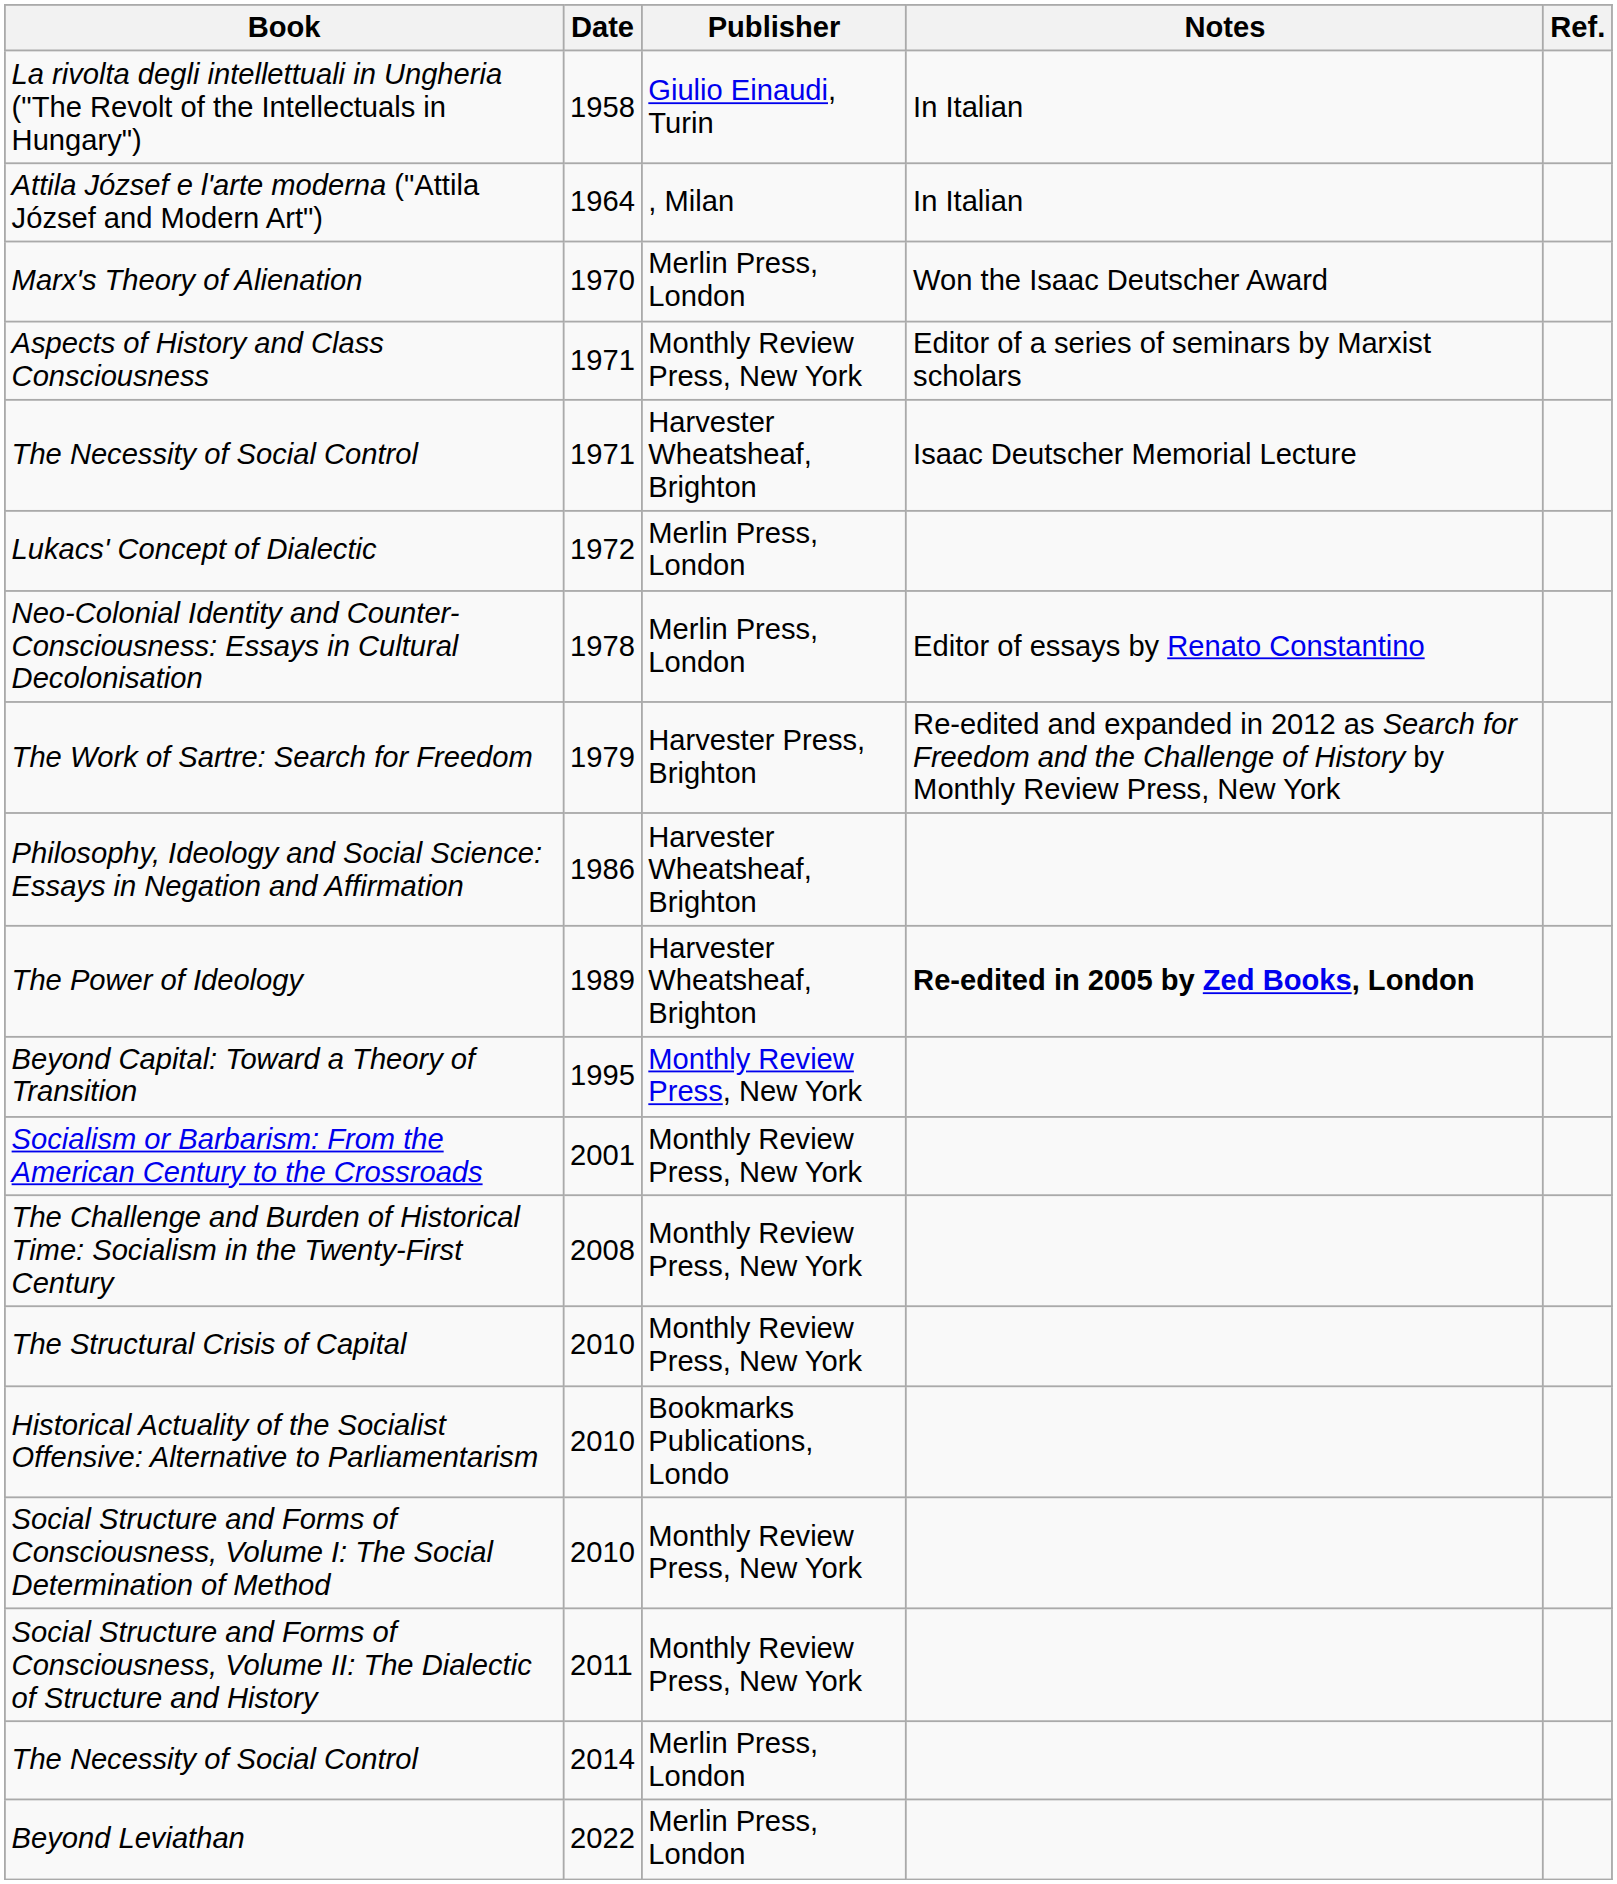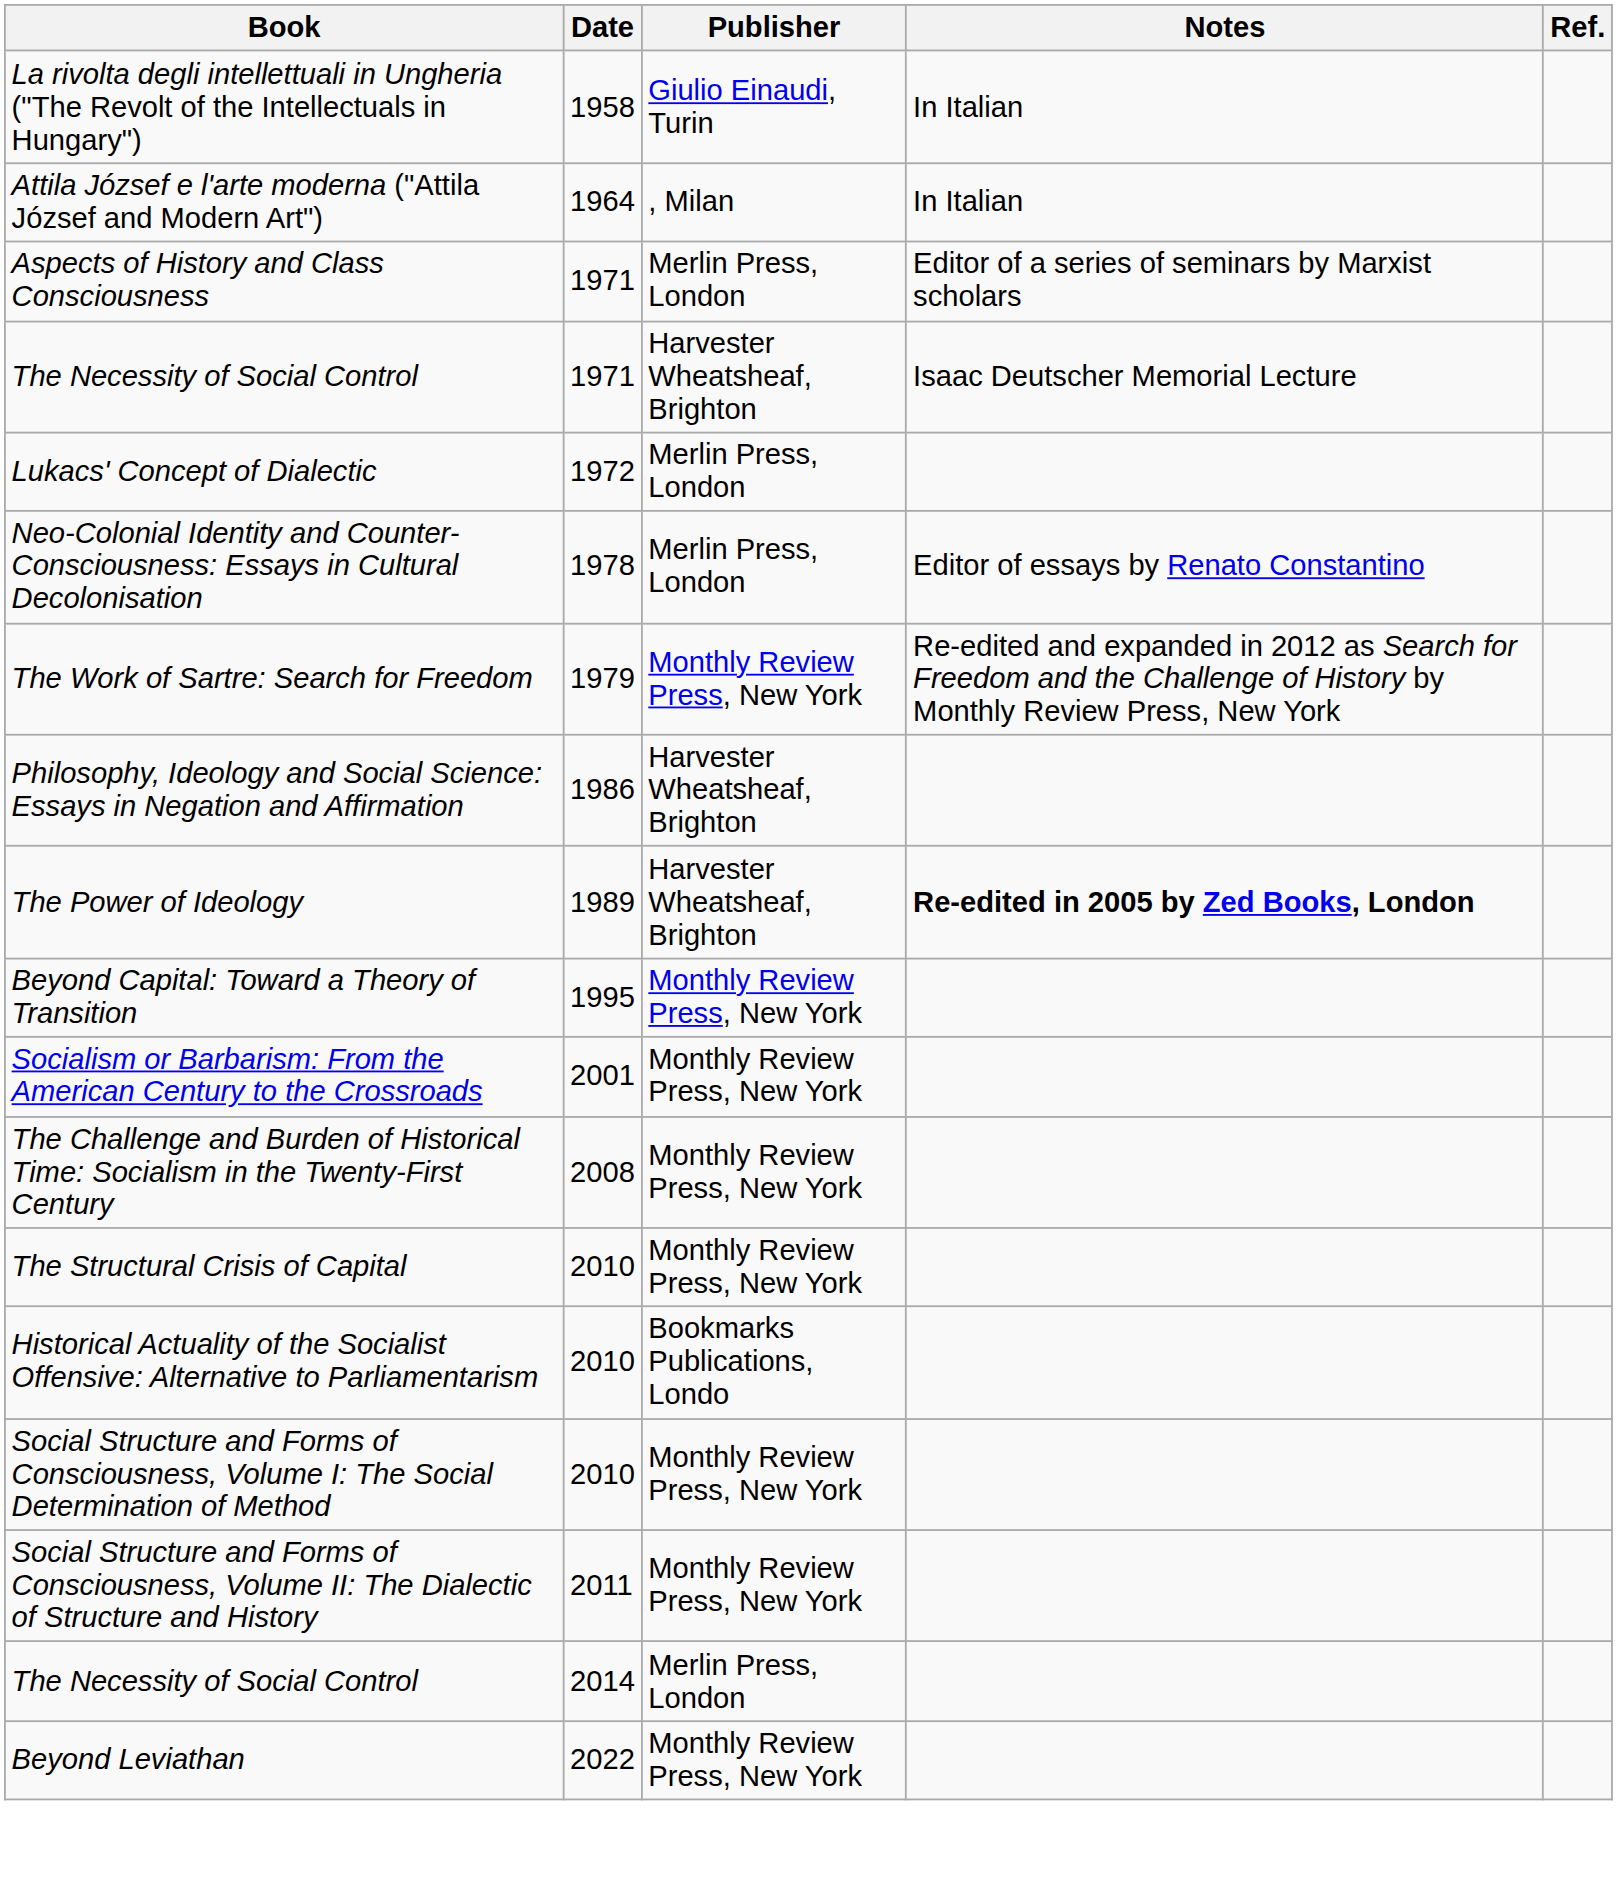- row: (187, 280)
(755, 359) Monthly Review Press, New York -> (733, 280) Merlin Press, London
(757, 757) Harvester Press, Brighton -> (755, 678) Monthly Review Press, New York
(733, 1838) Merlin Press, London -> (755, 1759) Monthly Review Press, New York
